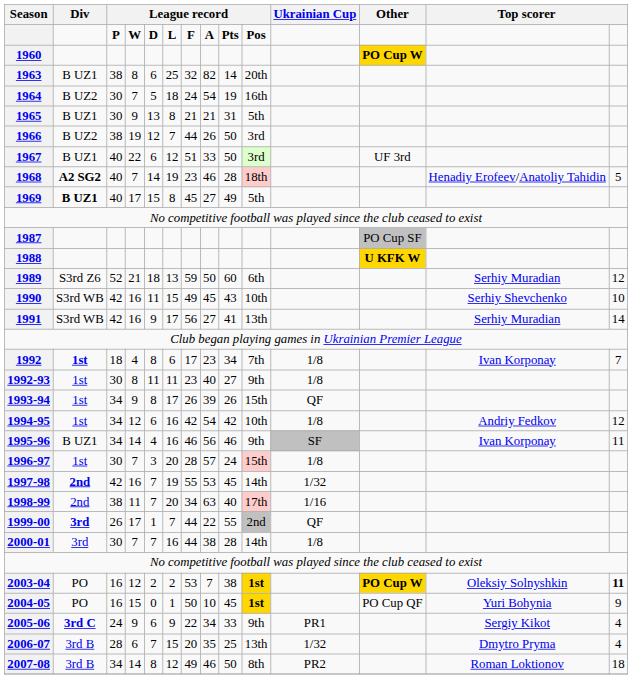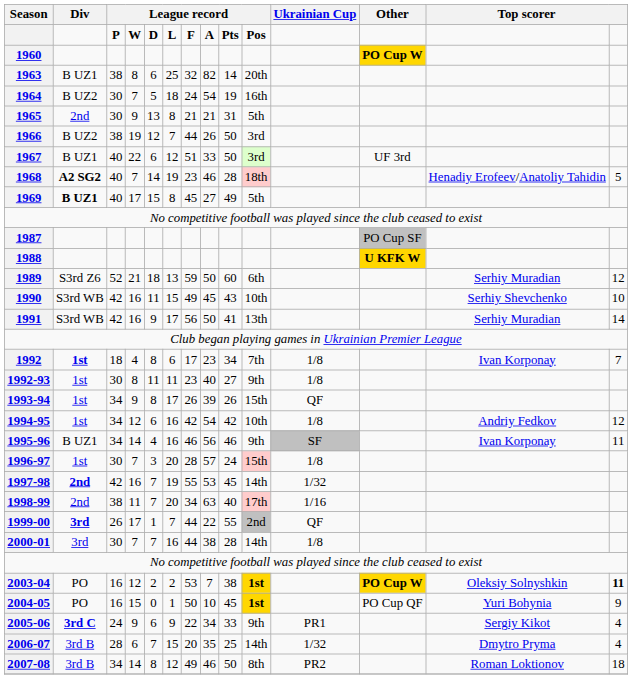(80, 116) B UZ1 -> (80, 116) 2nd
(209, 319) 27 -> (209, 319) 50
(256, 643) 13th -> (256, 643) 14th
